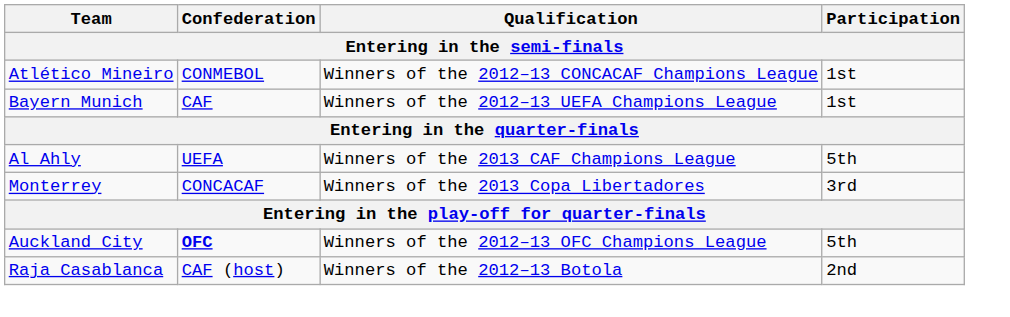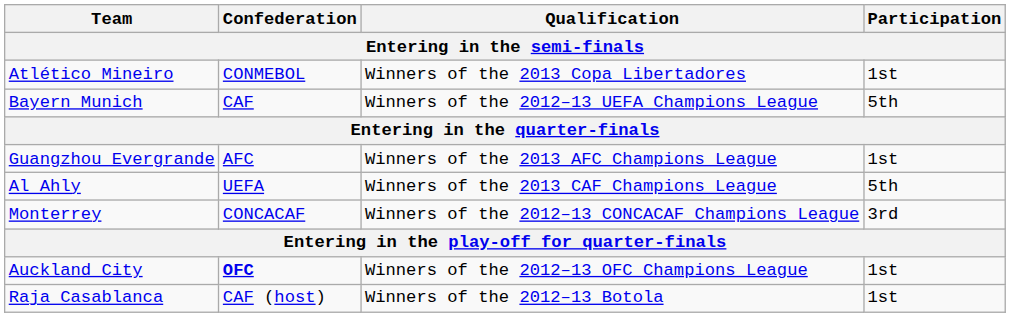(571, 75) Winners of the 2012–13 CONCACAF Champions League -> (555, 75) Winners of the 2013 Copa Libertadores
(842, 103) 1st -> (883, 103) 5th
+ row: (112, 158)
(514, 186) Winners of the 2013 Copa Libertadores -> (612, 214) Winners of the 2012–13 CONCACAF Champions League
(842, 242) 5th -> (883, 270) 1st
(842, 270) 2nd -> (883, 298) 1st
